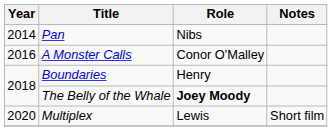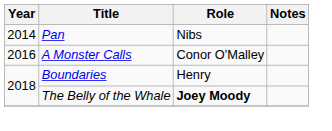- row: (67, 116)
